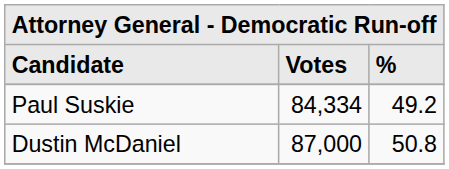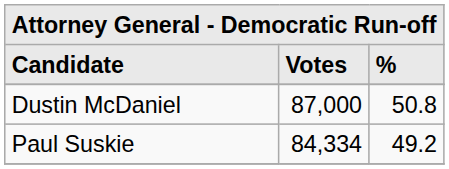rows swapped: (96, 144) <-> (73, 104)
